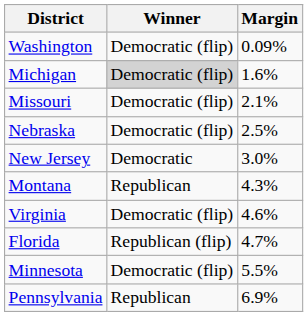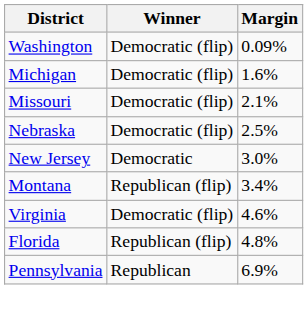(172, 74) lightgrey background -> (172, 74) no background
(151, 185) Republican -> (171, 185) Republican (flip)
(260, 185) 4.3% -> (260, 185) 3.4%
(260, 241) 4.7% -> (260, 241) 4.8%
- row: (46, 269)
